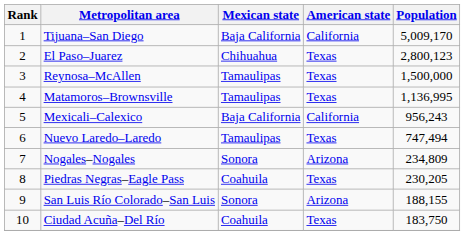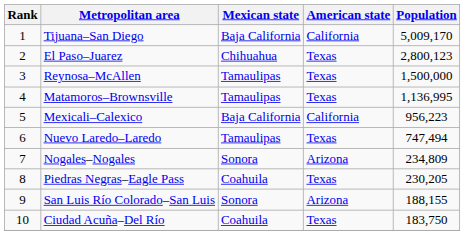(427, 117) 956,243 -> (427, 117) 956,223
